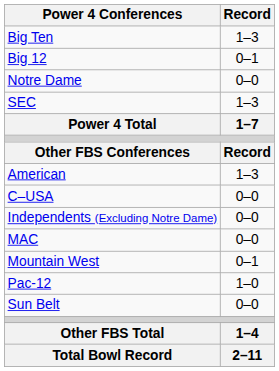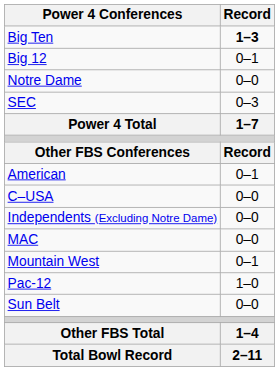(247, 37) normal -> (247, 37) bold
(247, 102) 1–3 -> (247, 102) 0–3
(247, 174) 1–3 -> (247, 174) 0–1
